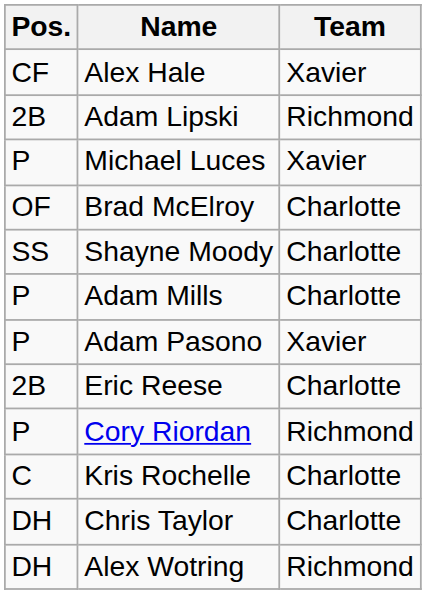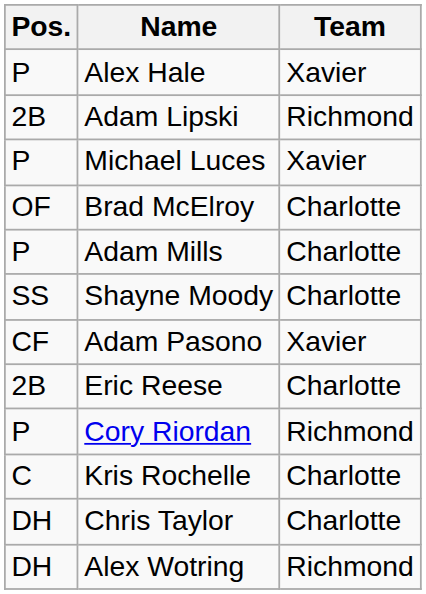(30, 71) CF -> (21, 71) P
rows swapped: (154, 296) <-> (179, 251)
(21, 341) P -> (30, 341) CF
